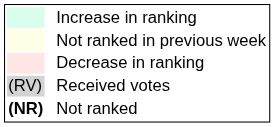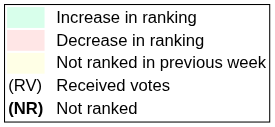rows swapped: (130, 63) <-> (161, 40)
(25, 86) lightgrey background -> (25, 86) no background
